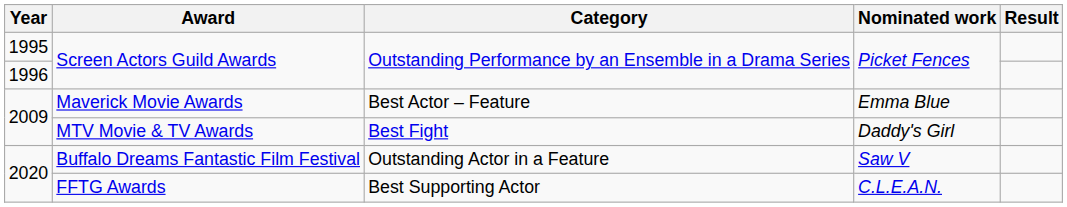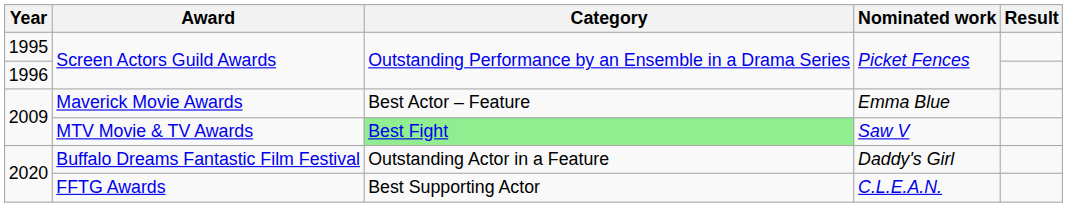(408, 131) no background -> (408, 131) lightgreen background
(906, 131) Daddy's Girl -> (884, 131) Saw V
(884, 159) Saw V -> (906, 159) Daddy's Girl
